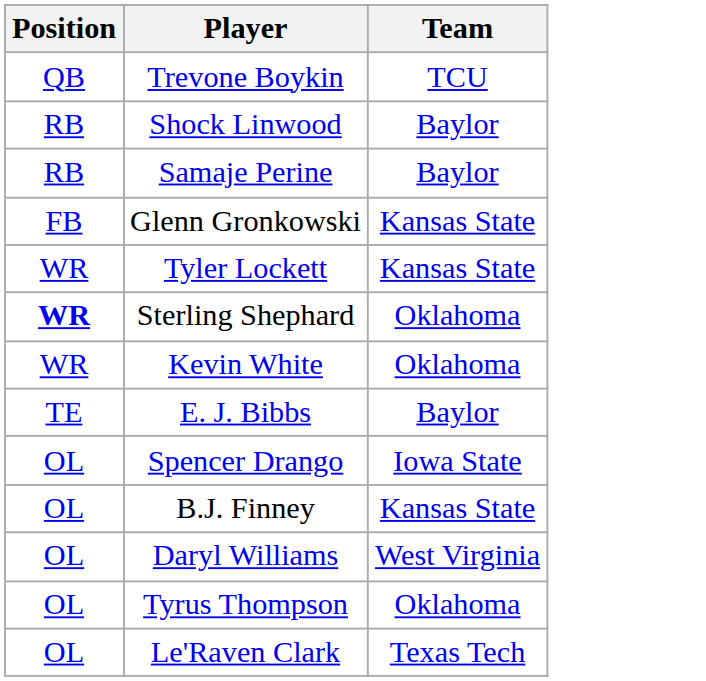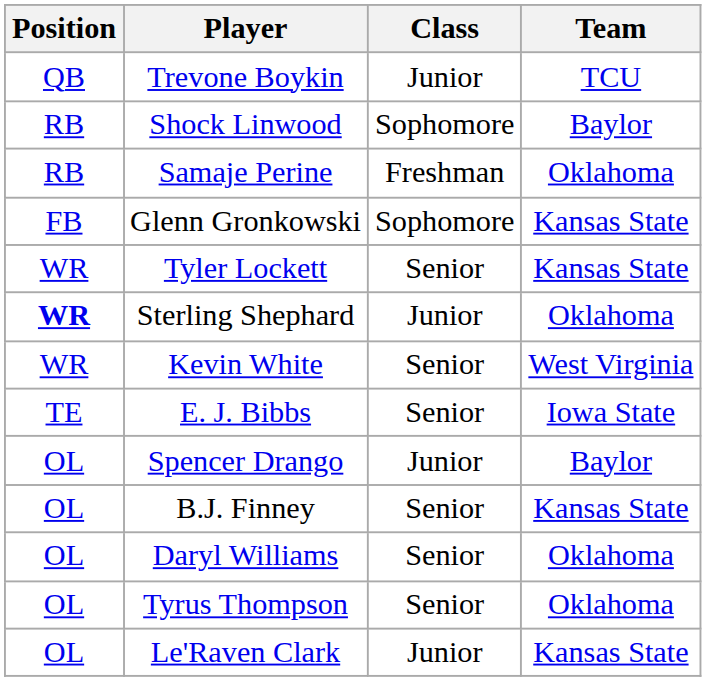+ column: (445, 28)
(458, 172) Baylor -> (611, 172) Oklahoma
(458, 364) Oklahoma -> (611, 364) West Virginia
(458, 412) Baylor -> (611, 412) Iowa State
(458, 460) Iowa State -> (611, 460) Baylor
(458, 556) West Virginia -> (611, 556) Oklahoma
(458, 651) Texas Tech -> (611, 651) Kansas State
